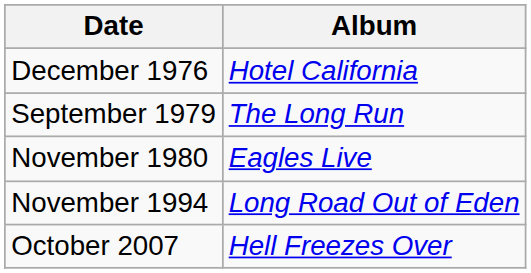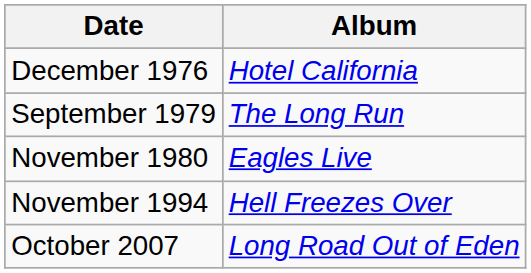(374, 202) Long Road Out of Eden -> (340, 202) Hell Freezes Over
(340, 245) Hell Freezes Over -> (374, 245) Long Road Out of Eden
